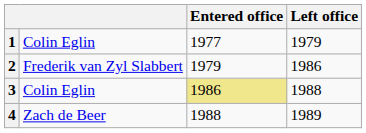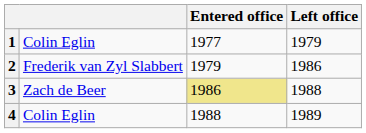(59, 90) Colin Eglin -> (64, 90) Zach de Beer
(64, 115) Zach de Beer -> (59, 115) Colin Eglin
